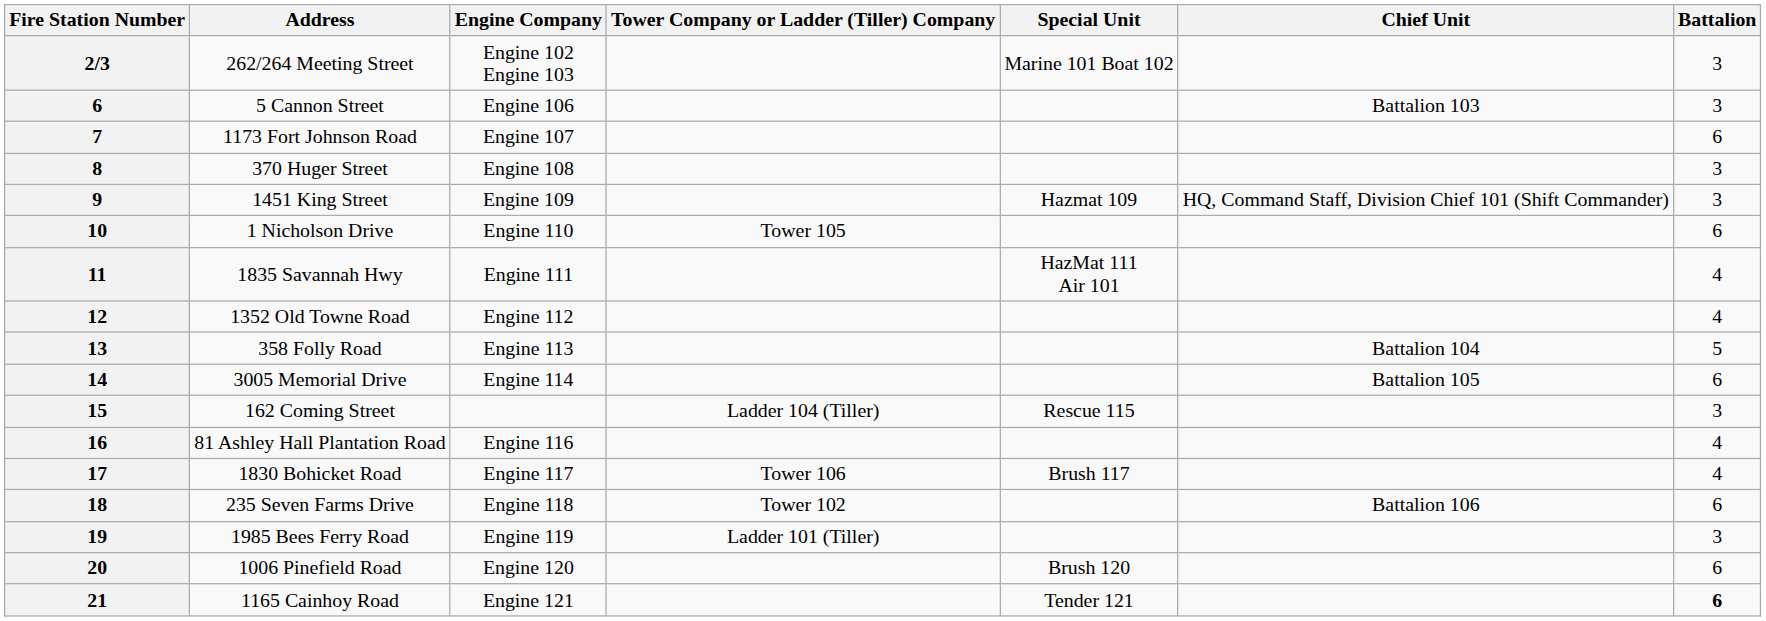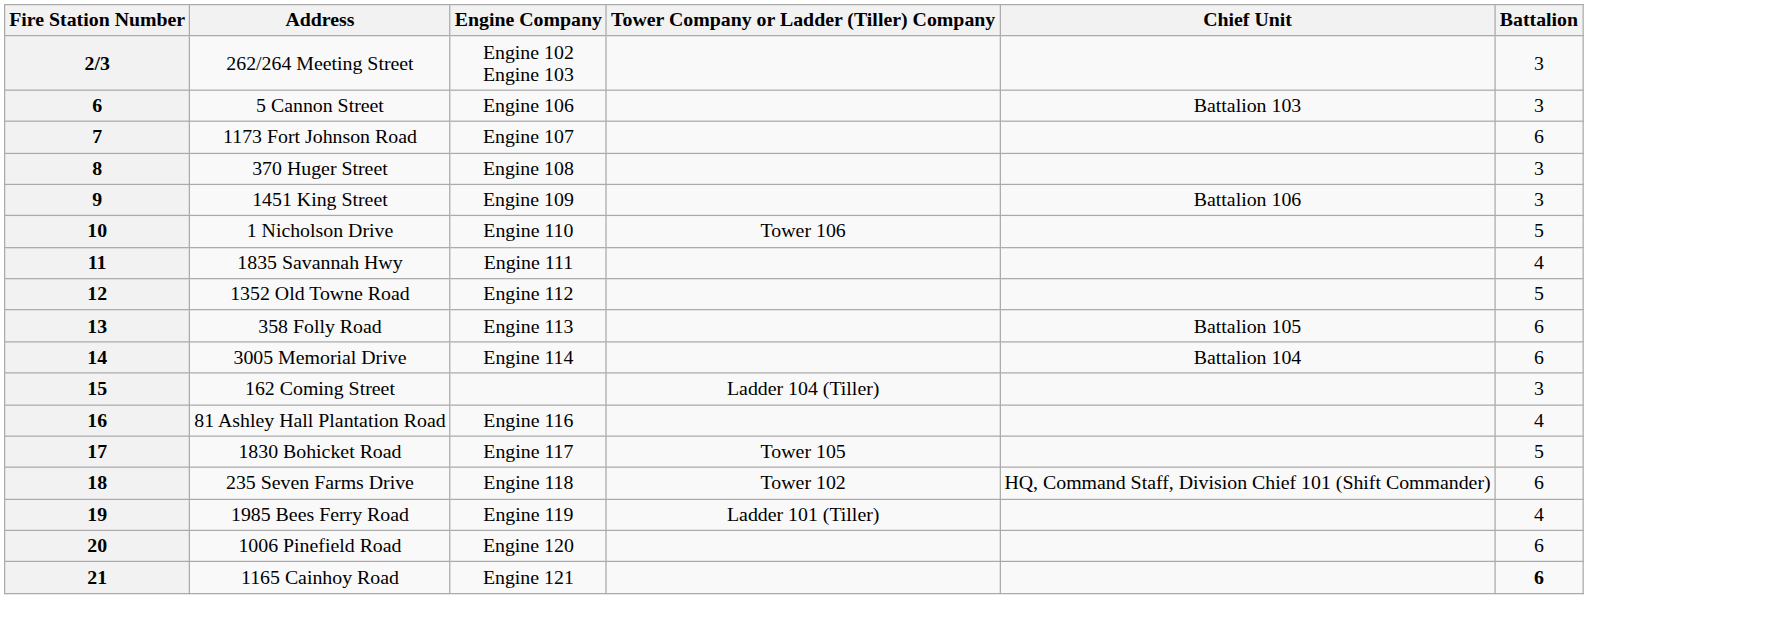- column: (1089, 20)
(1426, 199) HQ, Command Staff, Division Chief 101 (Shift Commander) -> (1248, 199) Battalion 106
(803, 231) Tower 105 -> (803, 231) Tower 106
(1717, 231) 6 -> (1539, 231) 5
(1717, 316) 4 -> (1539, 294) 5
(1426, 348) Battalion 104 -> (1248, 325) Battalion 105
(1717, 348) 5 -> (1539, 325) 6
(1426, 379) Battalion 105 -> (1248, 357) Battalion 104
(803, 473) Tower 106 -> (803, 451) Tower 105
(1717, 473) 4 -> (1539, 451) 5
(1426, 505) Battalion 106 -> (1248, 483) HQ, Command Staff, Division Chief 101 (Shift Commander)
(1717, 536) 3 -> (1539, 514) 4
